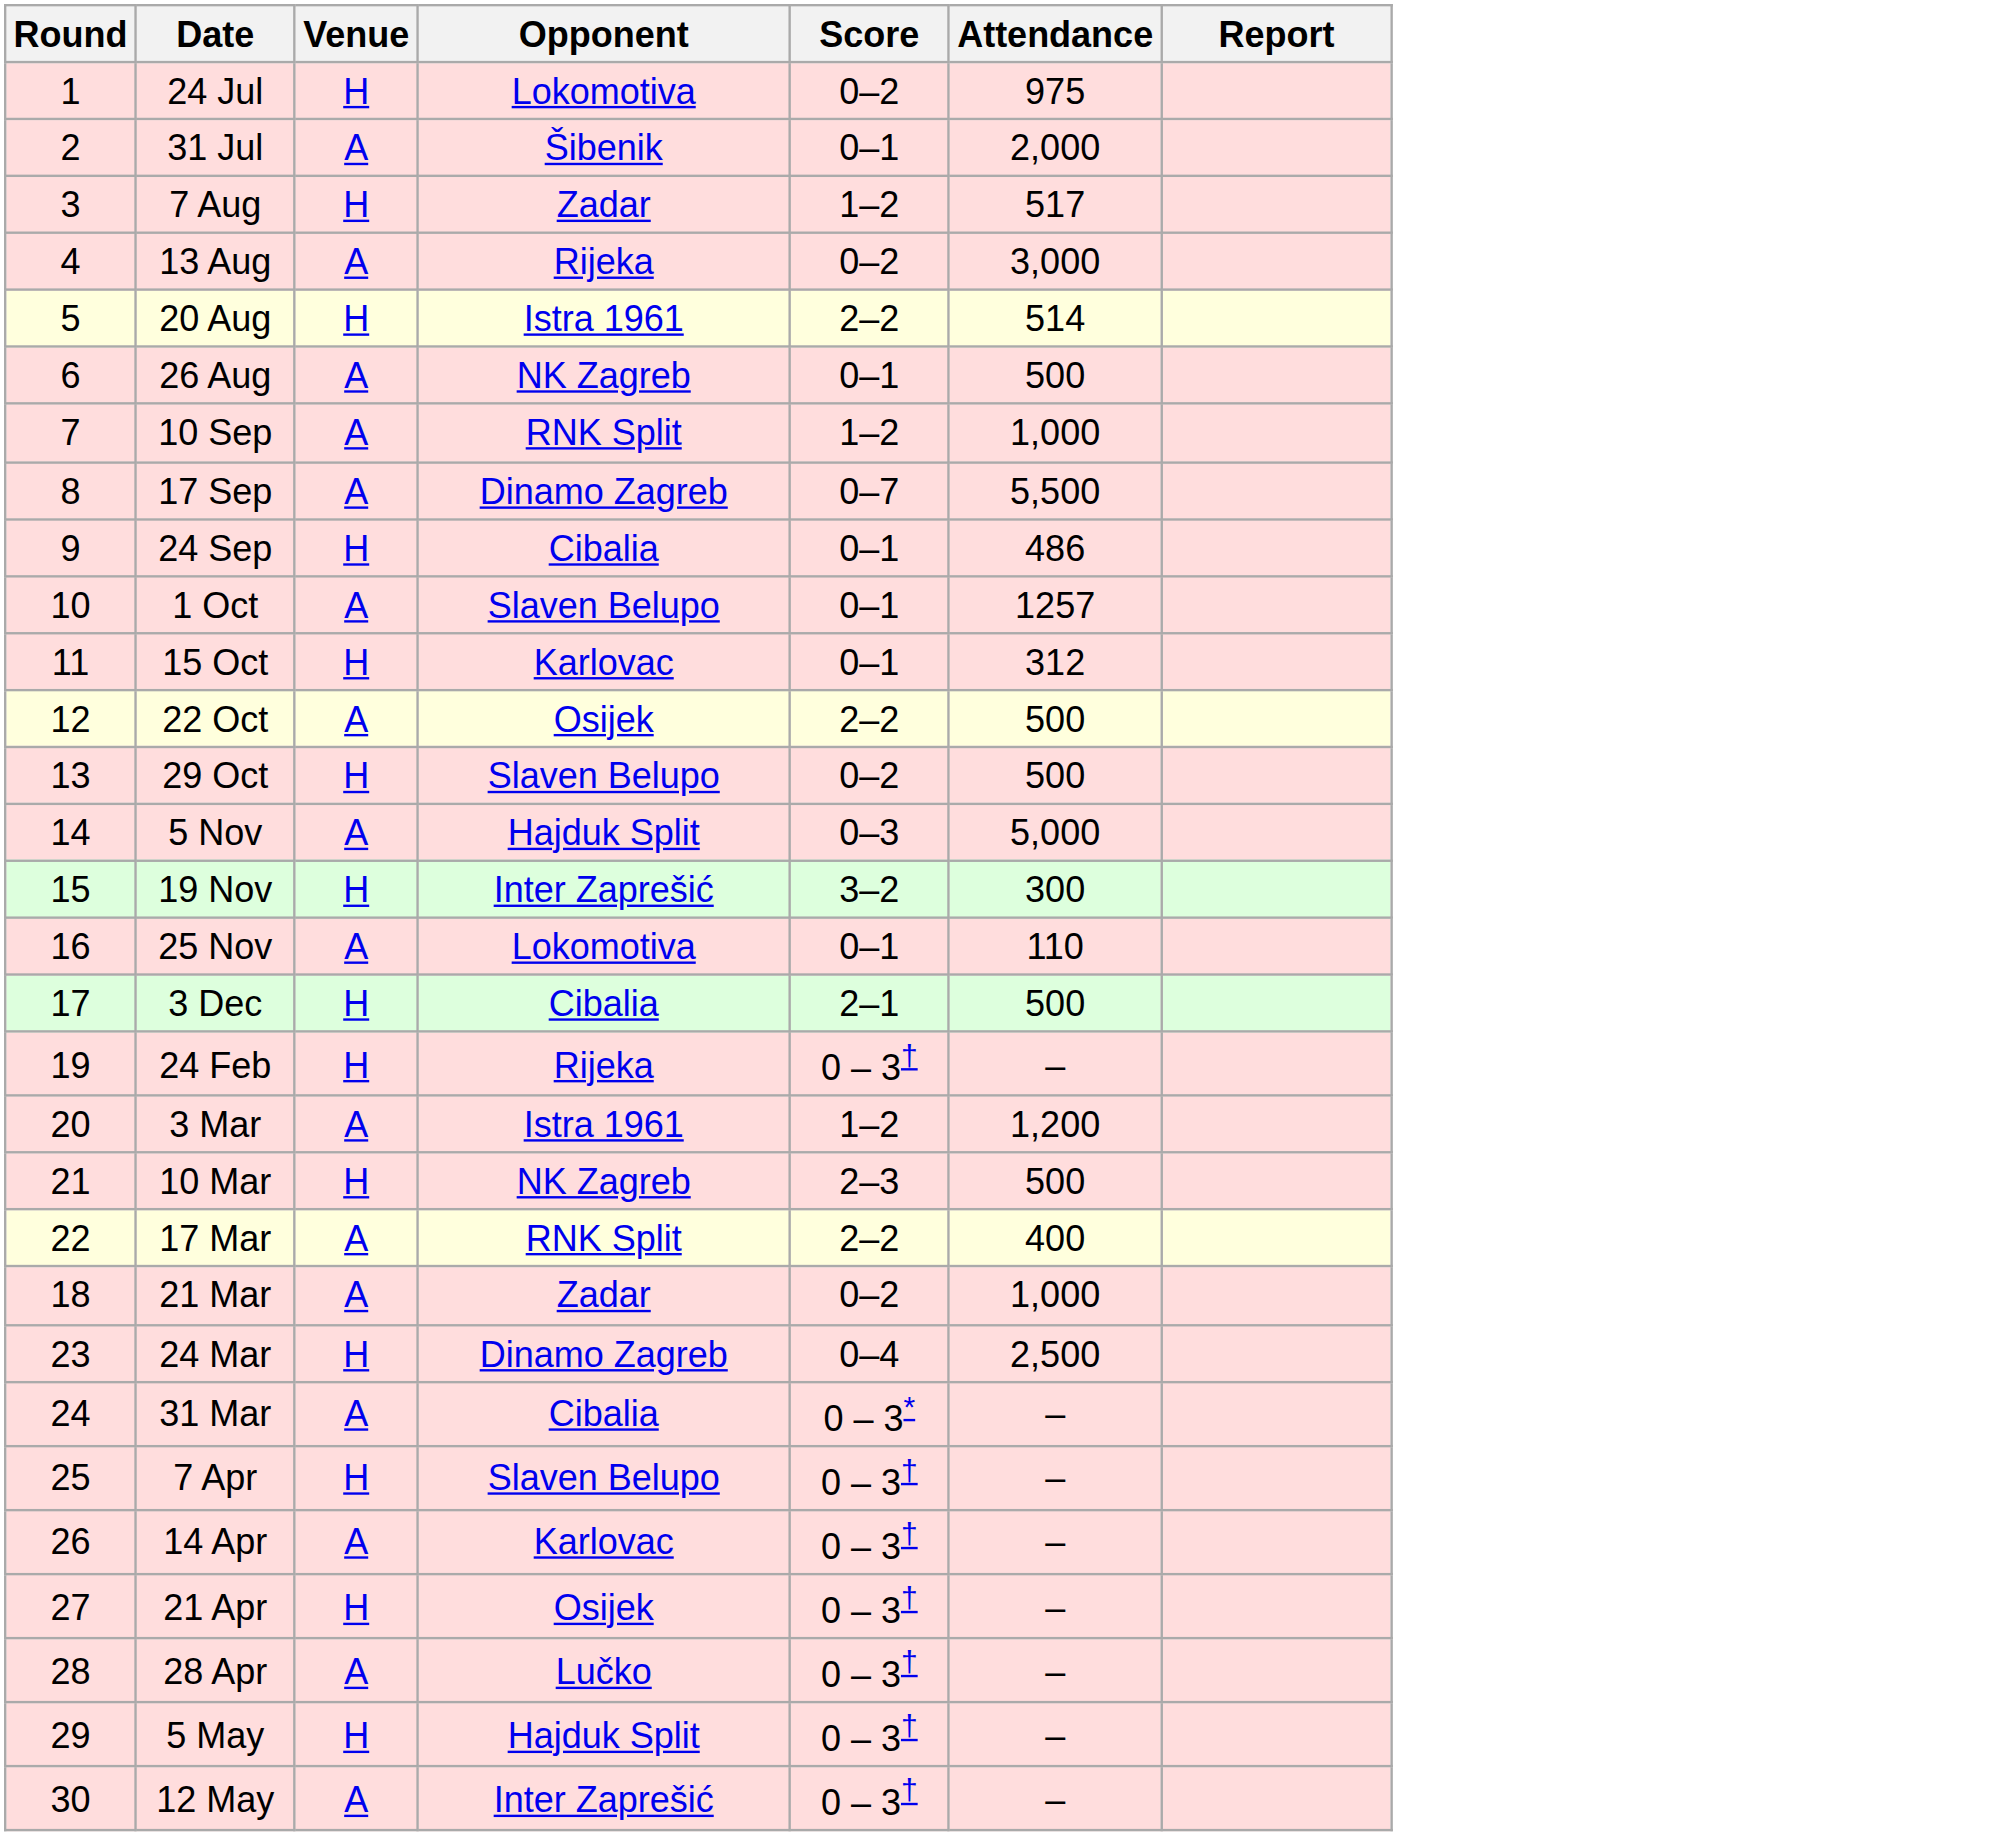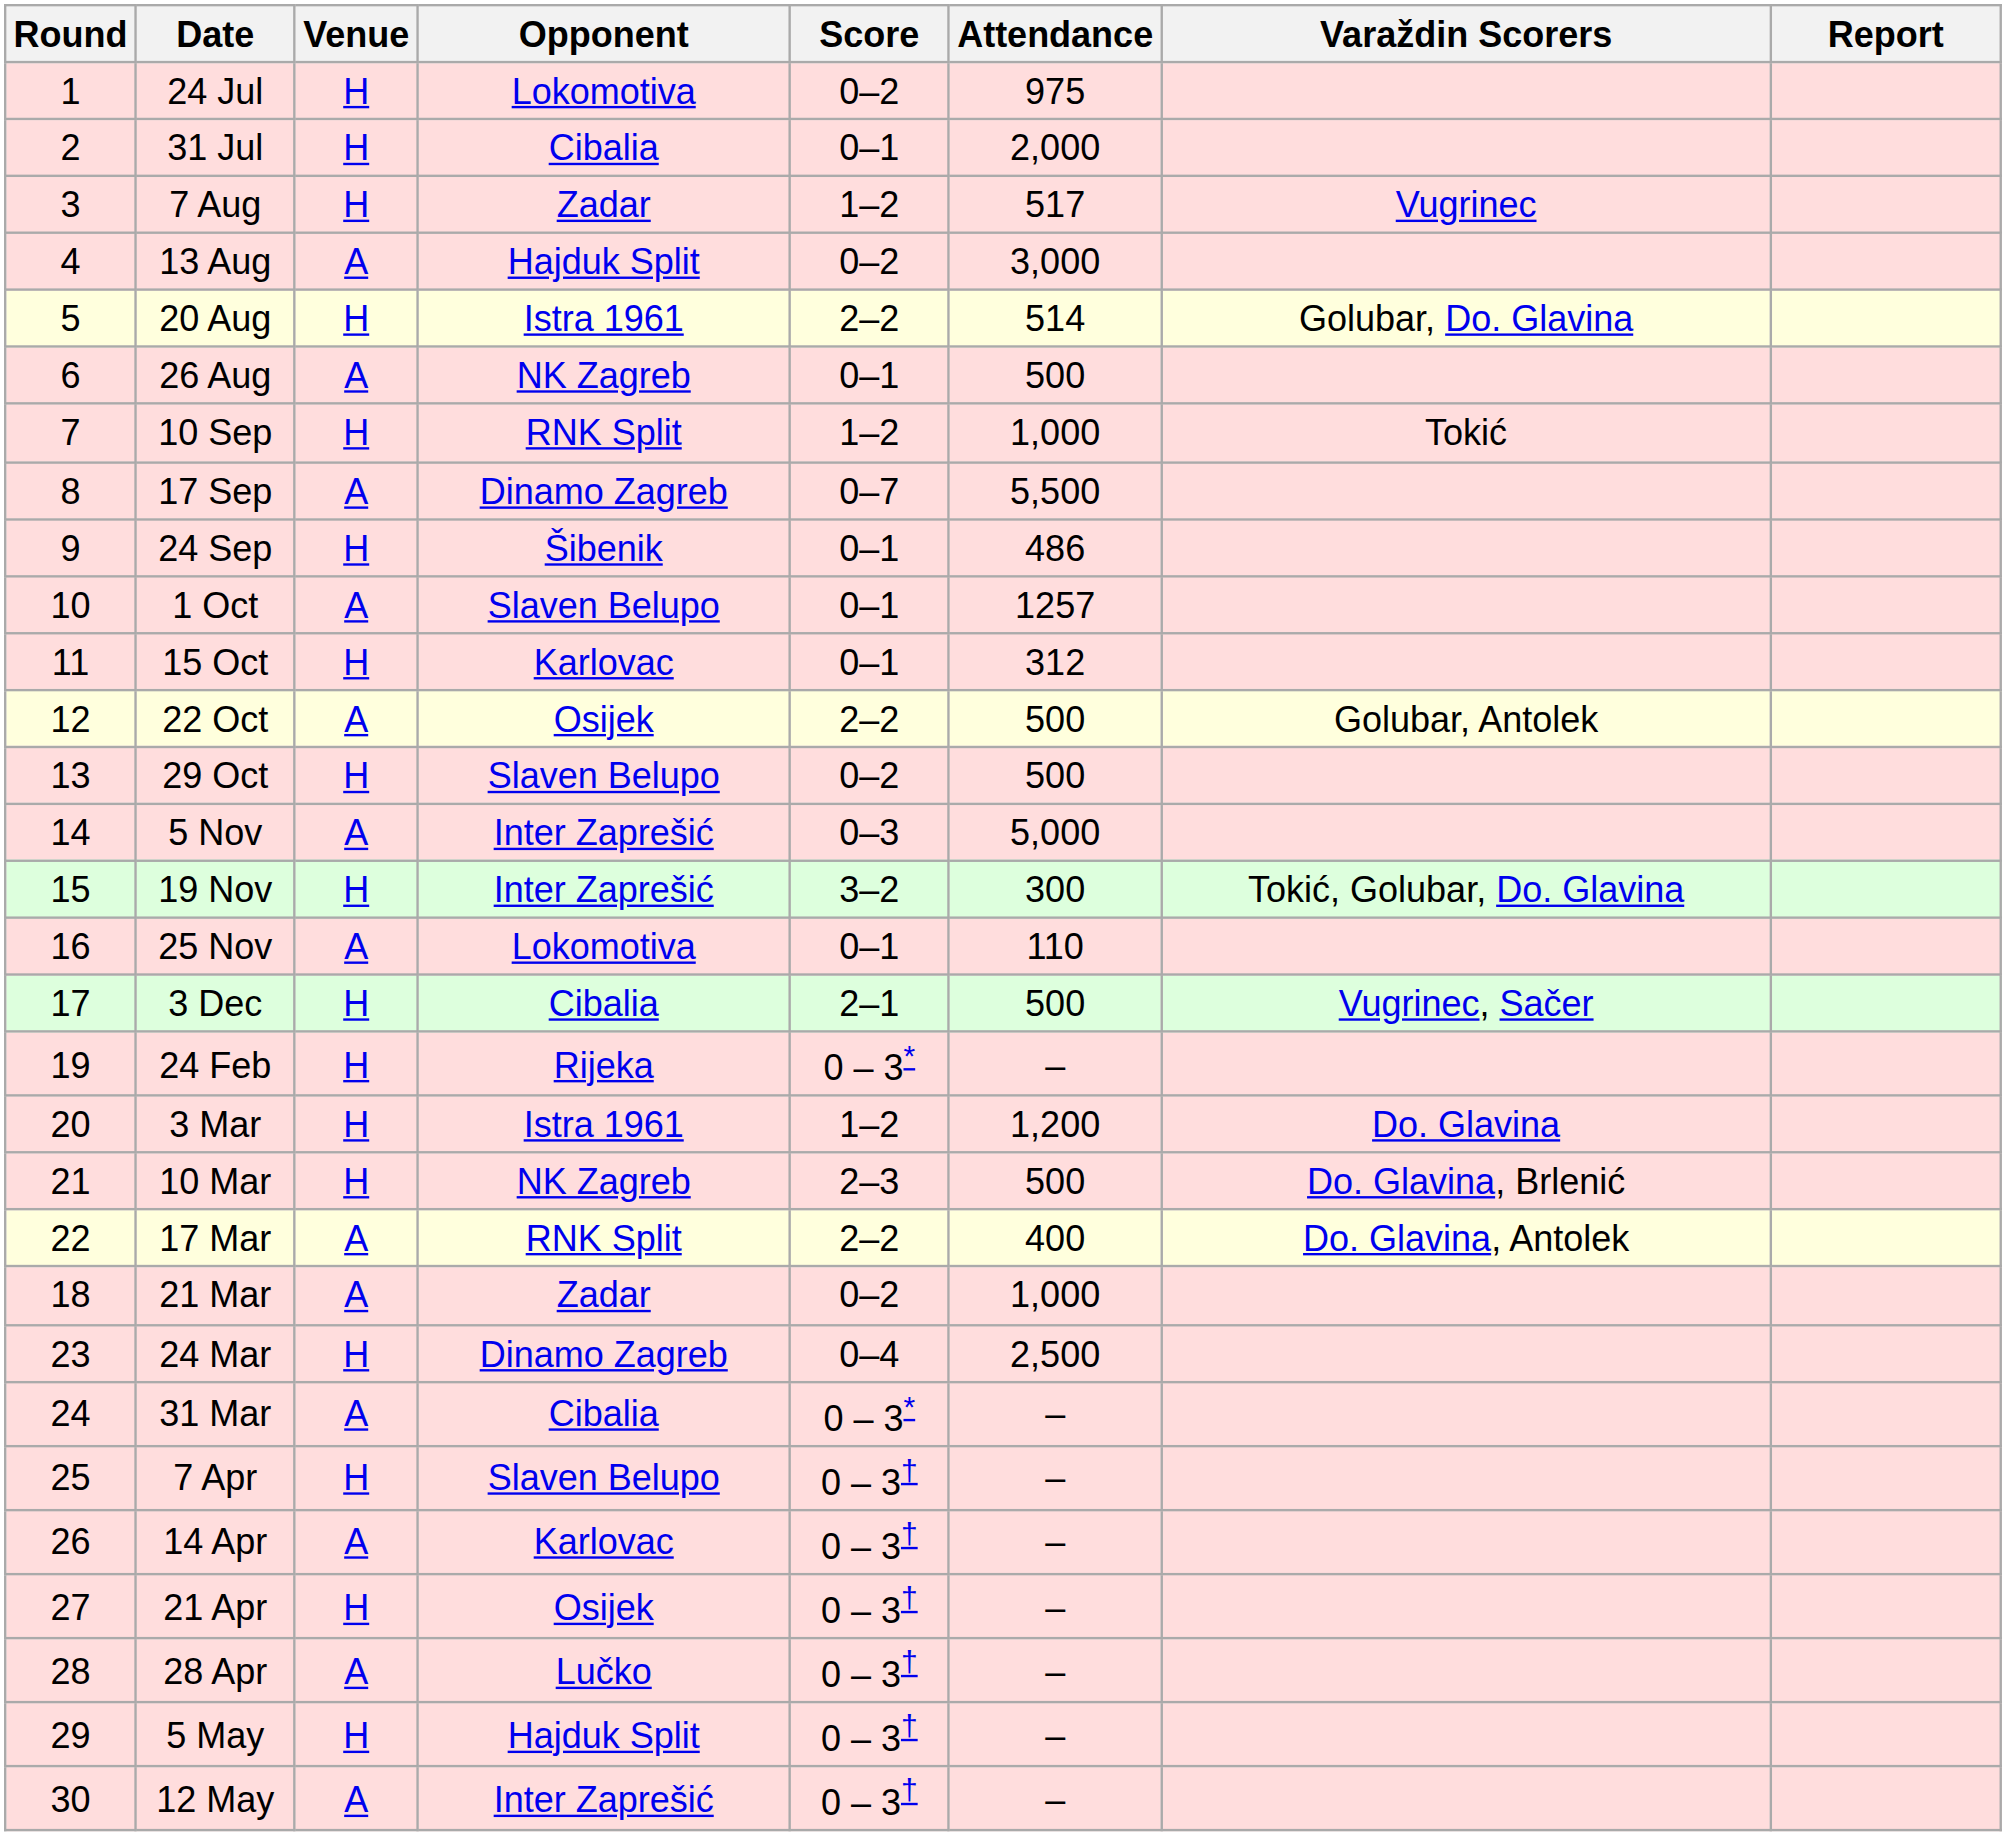+ column: (1466, 34)
(356, 148) A -> (356, 148) H
(604, 148) Šibenik -> (604, 148) Cibalia
(604, 262) Rijeka -> (604, 262) Hajduk Split
(356, 433) A -> (356, 433) H
(604, 547) Cibalia -> (604, 547) Šibenik
(604, 832) Hajduk Split -> (604, 832) Inter Zaprešić
(869, 1064) 0 – 3† -> (869, 1064) 0 – 3*
(356, 1125) A -> (356, 1125) H
